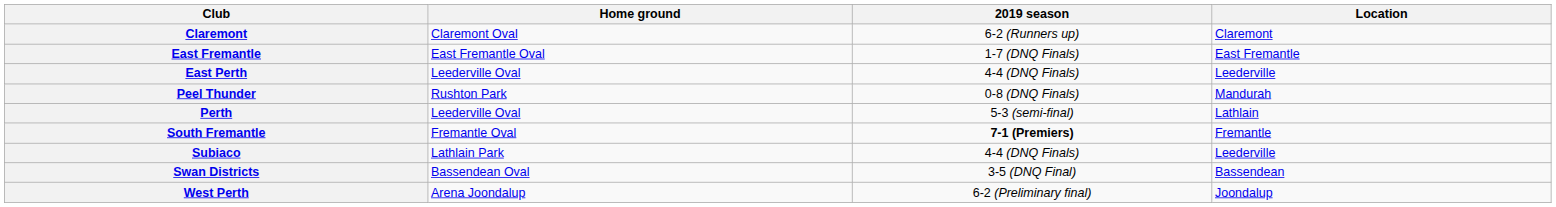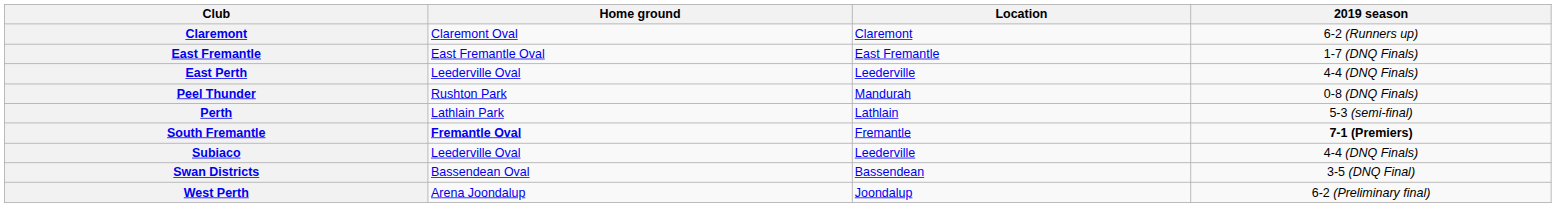columns swapped: (1382, 14) <-> (1032, 14)
(476, 113) Leederville Oval -> (467, 113) Lathlain Park
(474, 133) normal -> (476, 133) bold
(467, 152) Lathlain Park -> (476, 152) Leederville Oval
